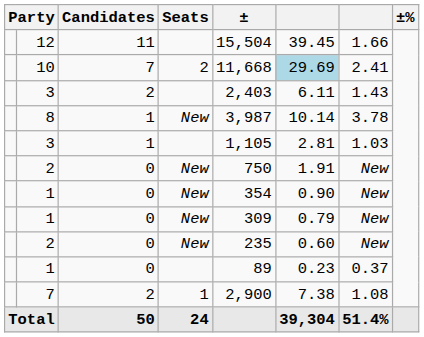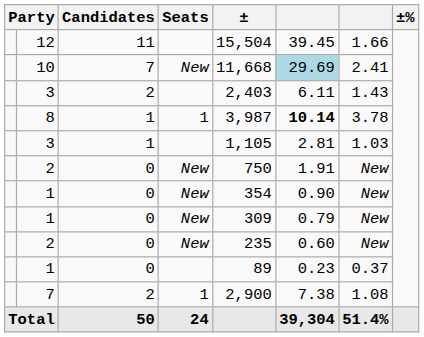(204, 68) 2 -> (195, 68) New
(195, 118) New -> (204, 118) 1
(312, 118) normal -> (312, 118) bold
